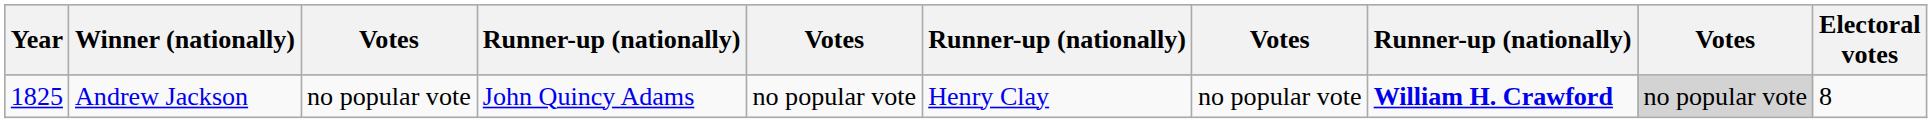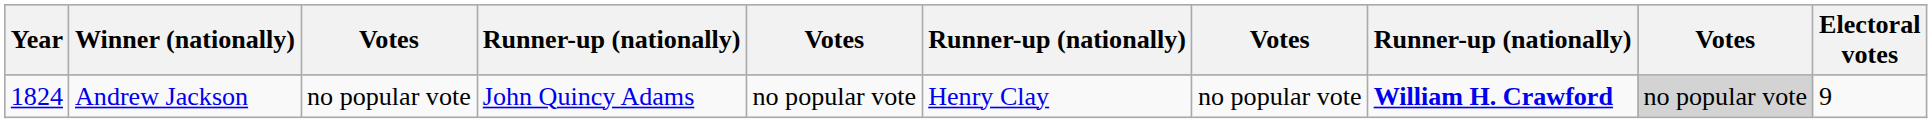(37, 95) 1825 -> (37, 95) 1824
(1826, 95) 8 -> (1826, 95) 9
